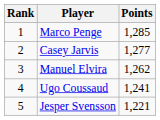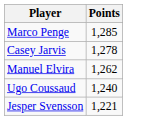- column: (21, 13)
(137, 50) 1,277 -> (104, 50) 1,278
(137, 87) 1,241 -> (104, 87) 1,240
